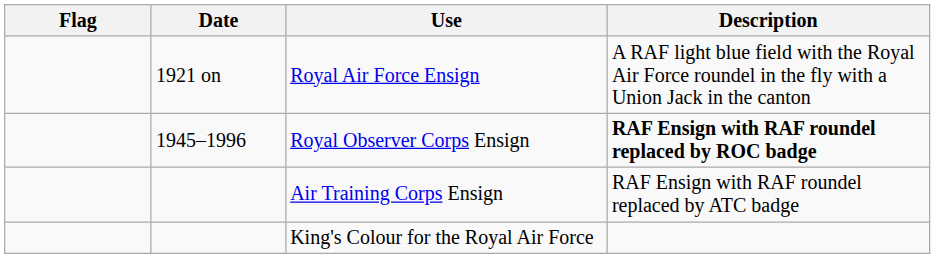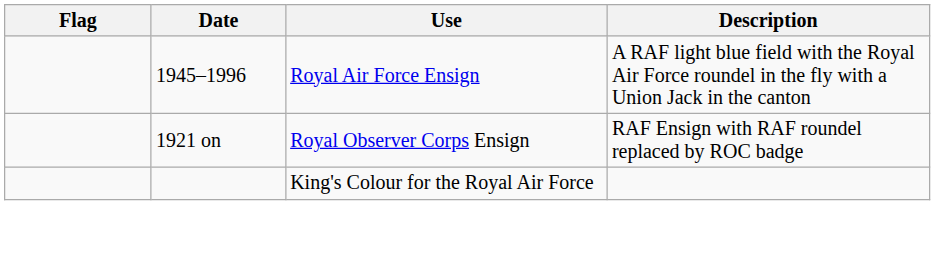(188, 74) 1921 on -> (201, 74) 1945–1996
(201, 140) 1945–1996 -> (188, 140) 1921 on
(744, 140) bold -> (737, 140) normal
- row: (397, 194)
